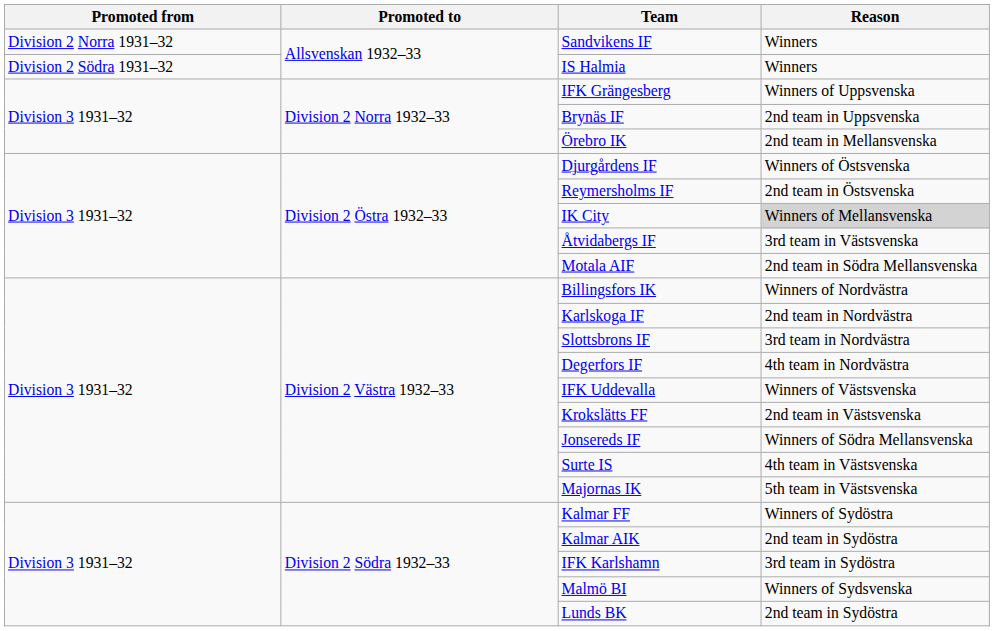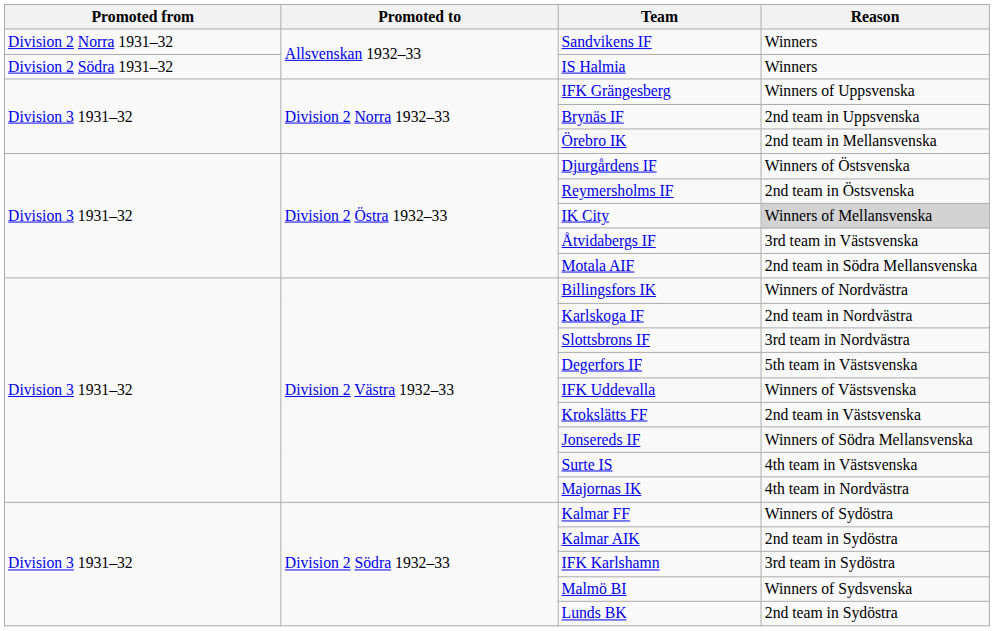(837, 365) 4th team in Nordvästra -> (841, 365) 5th team in Västsvenska
(841, 489) 5th team in Västsvenska -> (837, 489) 4th team in Nordvästra
